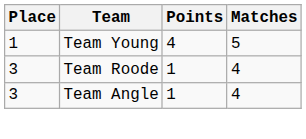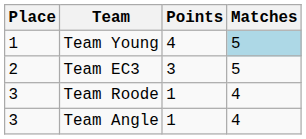(236, 43) no background -> (236, 43) lightblue background
+ row: (102, 69)
